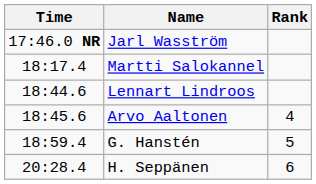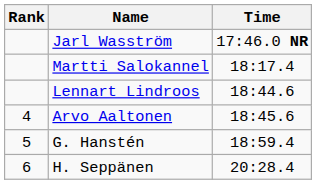columns swapped: (290, 17) <-> (54, 17)
